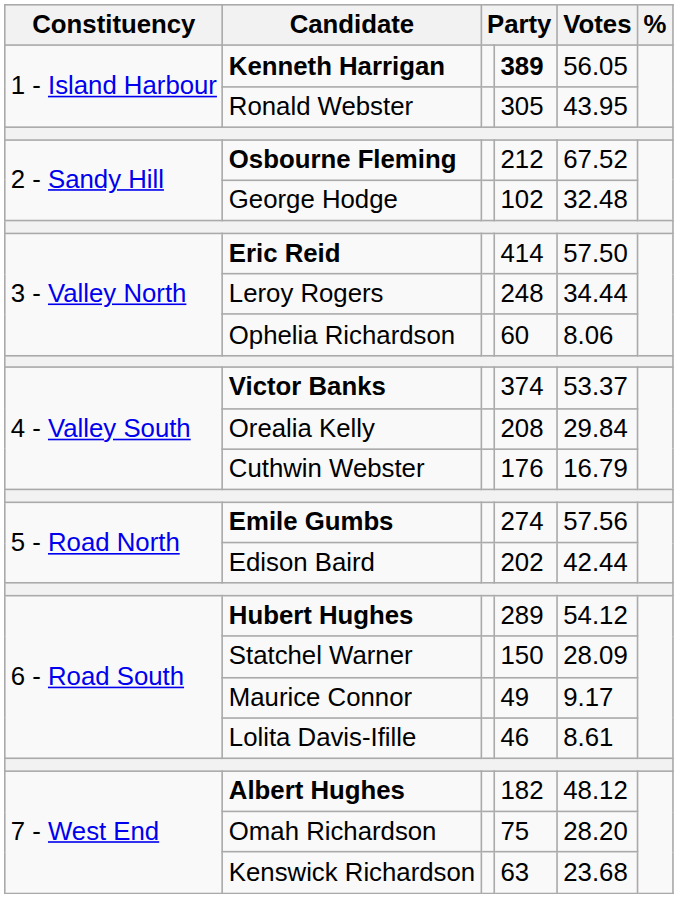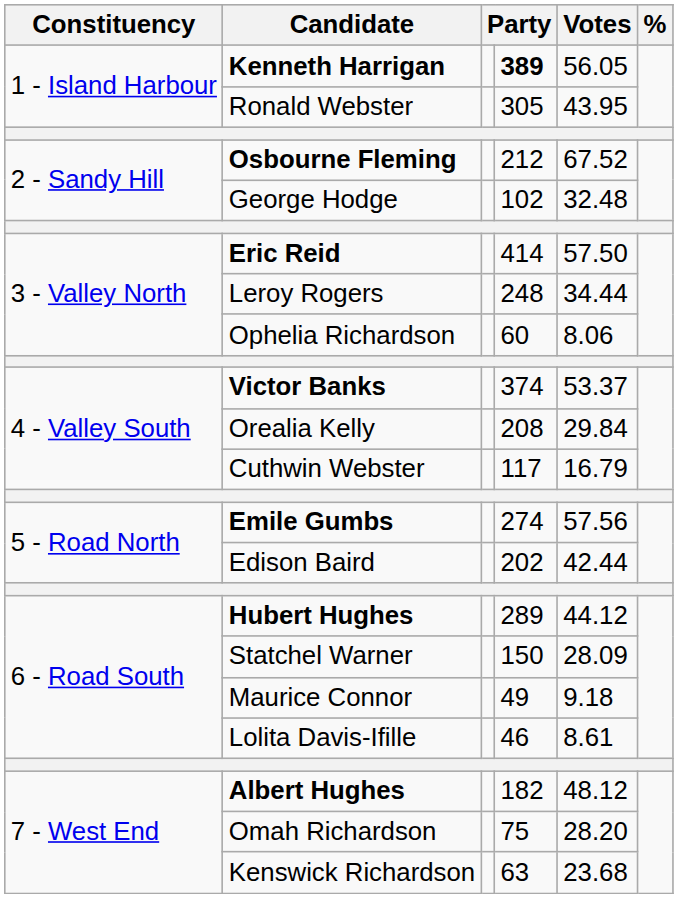(522, 469) 176 -> (521, 469) 117
(596, 615) 54.12 -> (596, 615) 44.12
(588, 697) 9.17 -> (588, 697) 9.18
